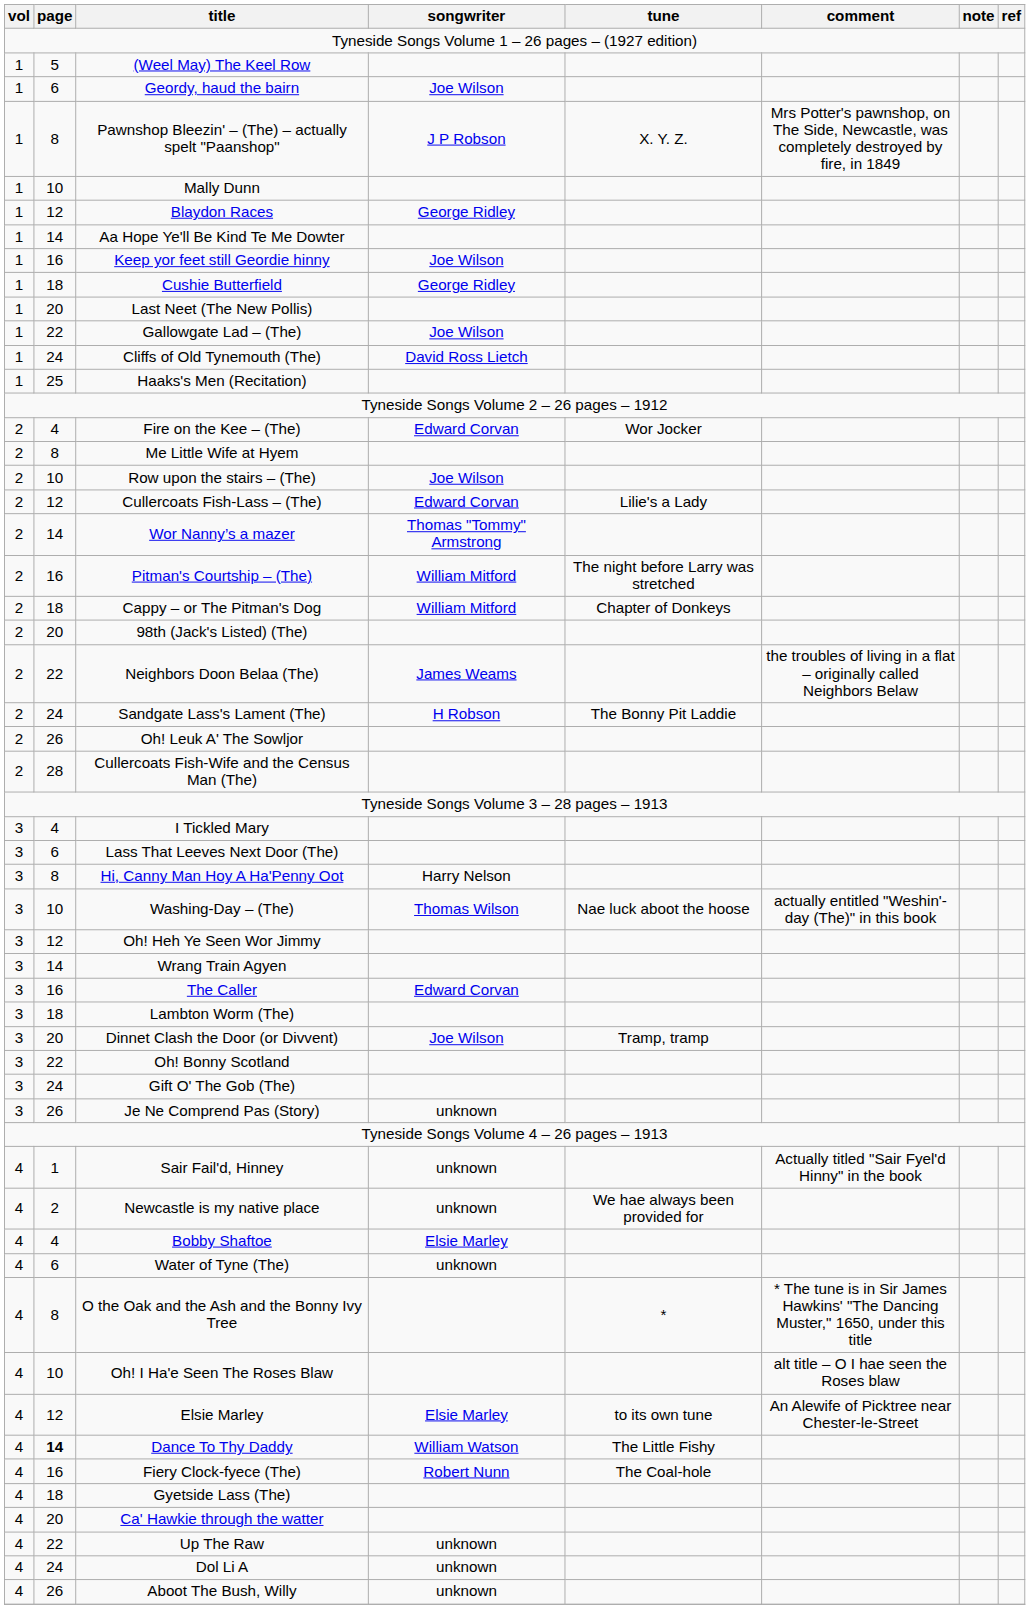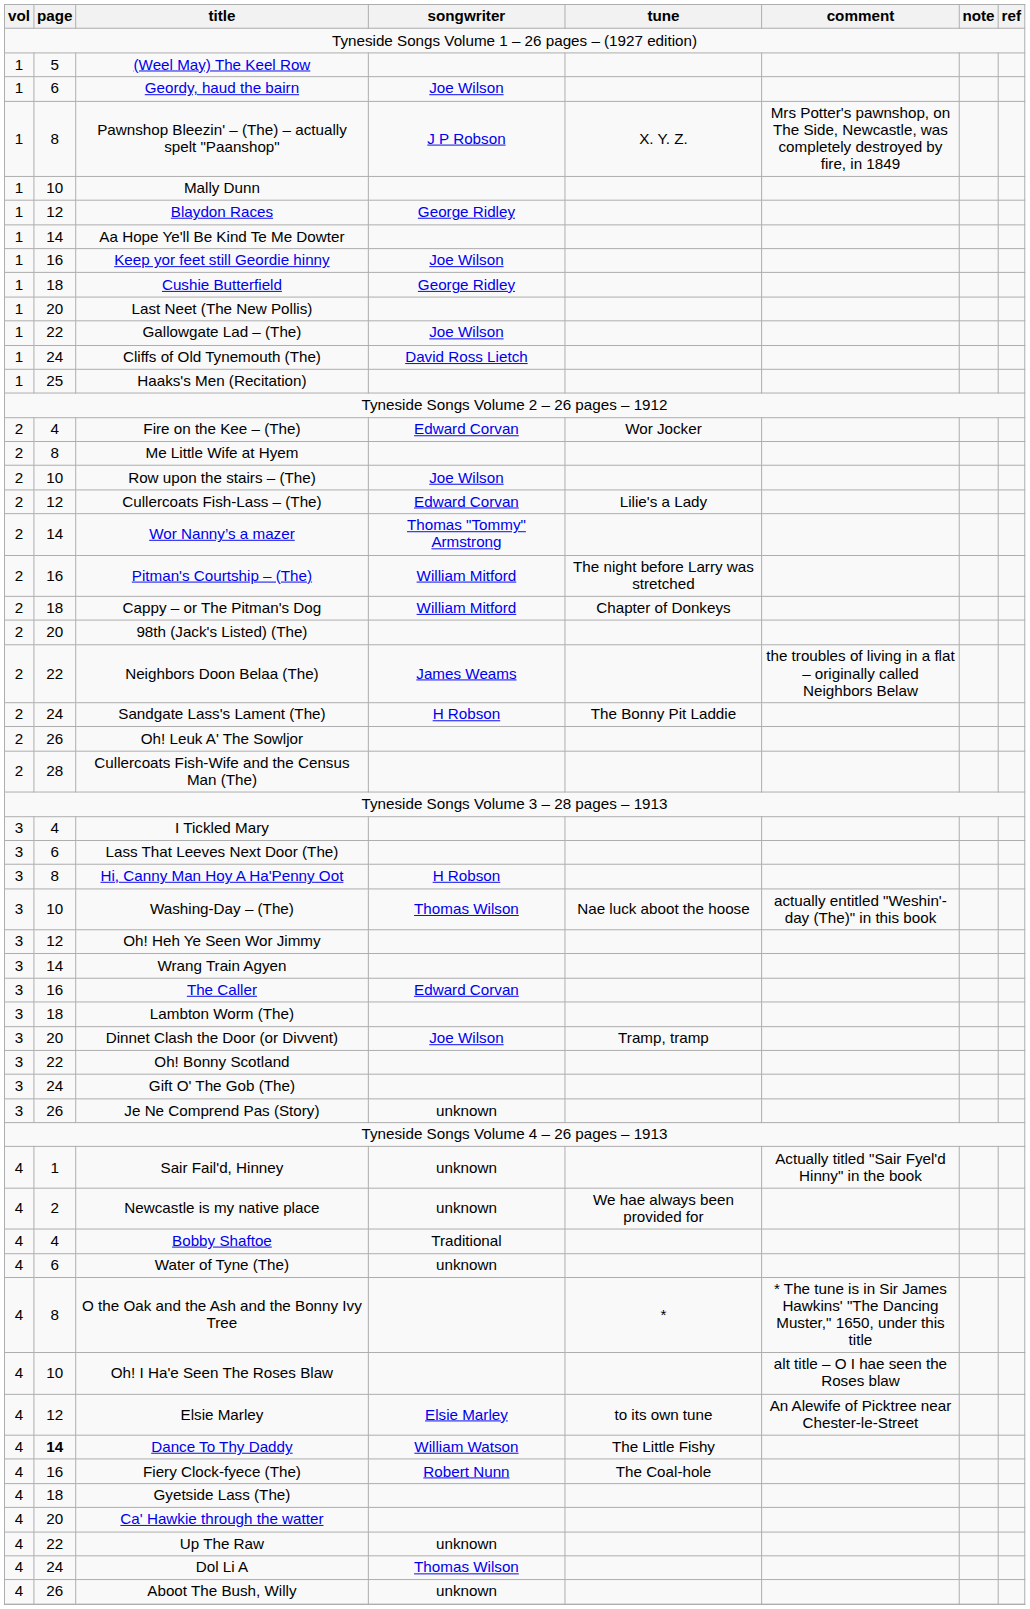(466, 876) Harry Nelson -> (466, 876) H Robson
(466, 1241) Elsie Marley -> (466, 1241) Traditional
(466, 1567) unknown -> (466, 1567) Thomas Wilson
